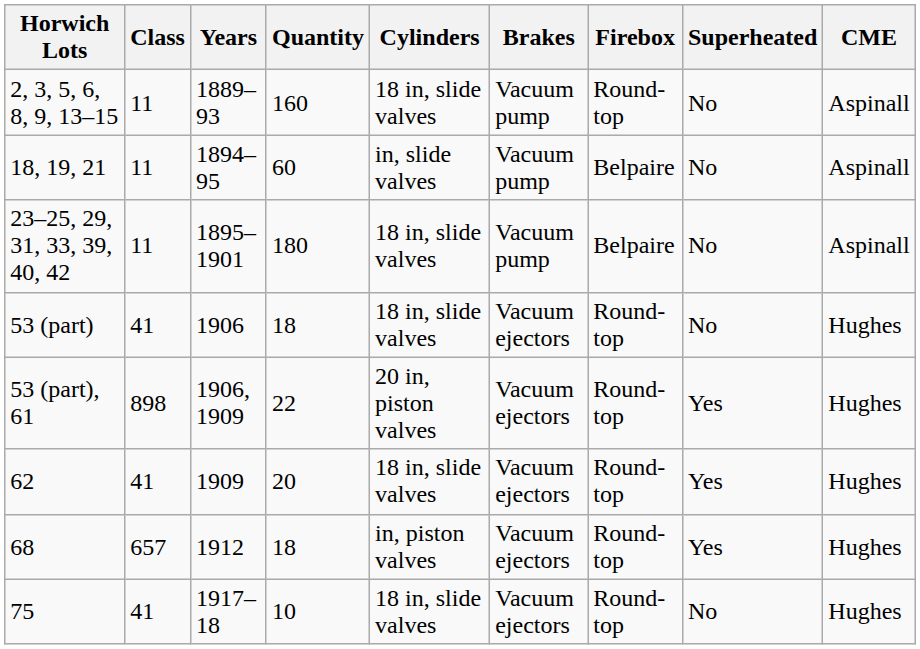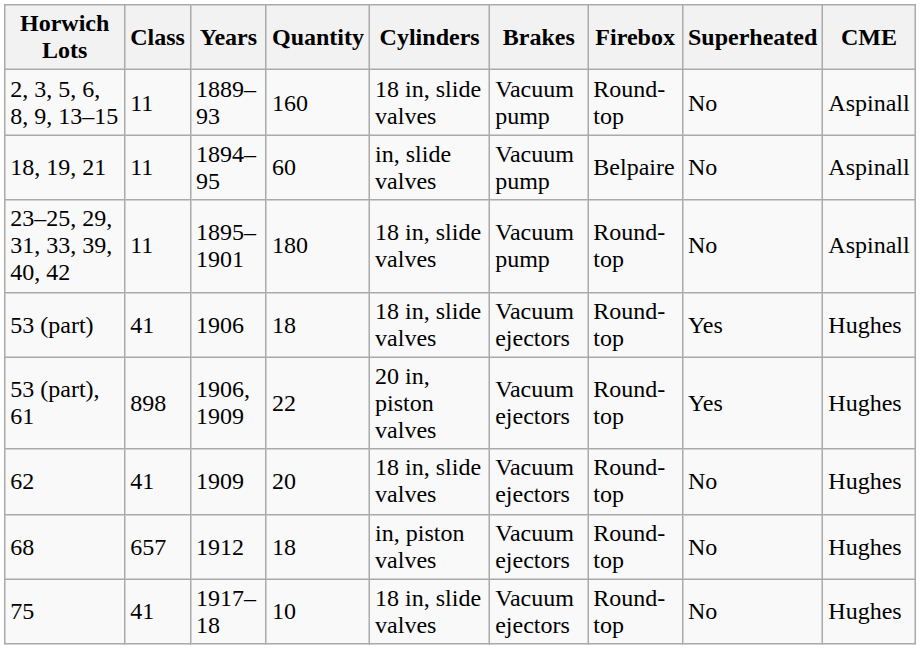(634, 245) Belpaire -> (629, 245) Round-top
(703, 324) No -> (705, 324) Yes
(705, 481) Yes -> (703, 481) No
(705, 546) Yes -> (703, 546) No
